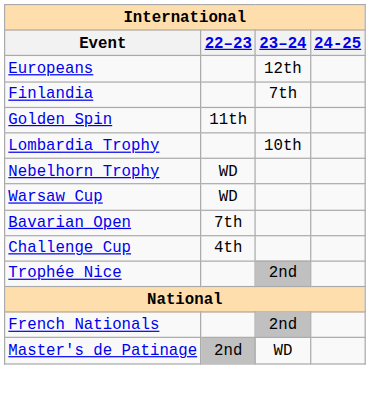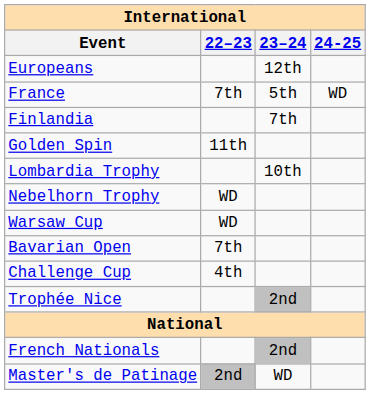+ row: (37, 94)
